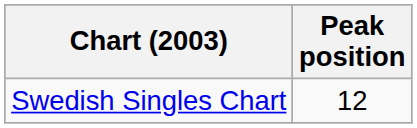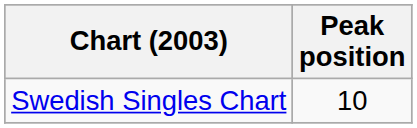(352, 100) 12 -> (352, 100) 10
